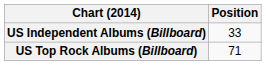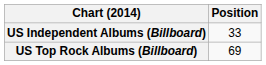(235, 51) 71 -> (235, 51) 69
